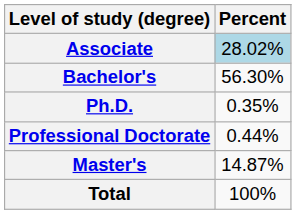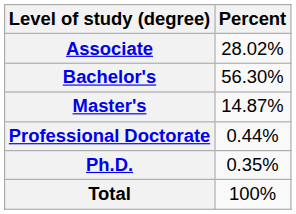(252, 48) lightblue background -> (252, 48) no background
rows swapped: (110, 164) <-> (110, 106)
